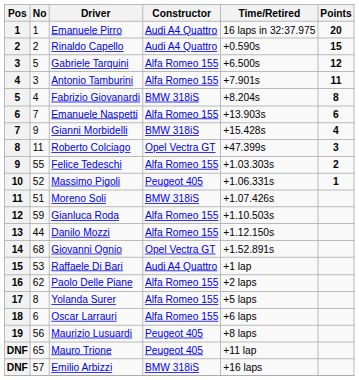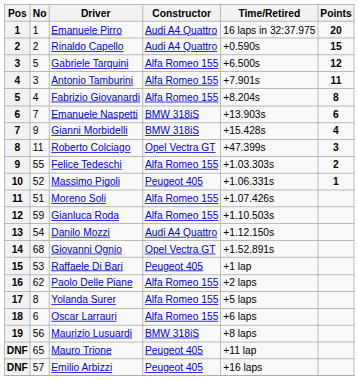(172, 97) BMW 318iS -> (182, 97) Alfa Romeo 155
(182, 114) Alfa Romeo 155 -> (172, 114) BMW 318iS
(172, 198) BMW 318iS -> (182, 198) Alfa Romeo 155
(38, 232) 44 -> (38, 232) 54
(182, 232) Alfa Romeo 155 -> (181, 232) Audi A4 Quattro
(181, 266) Audi A4 Quattro -> (174, 266) Peugeot 405
(174, 333) Peugeot 405 -> (172, 333) BMW 318iS
(172, 367) BMW 318iS -> (174, 367) Peugeot 405
